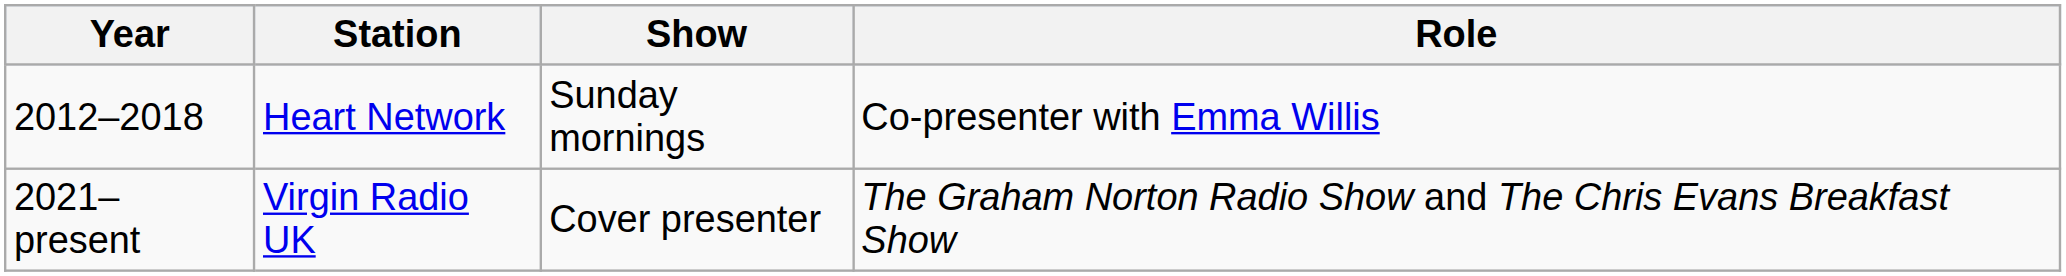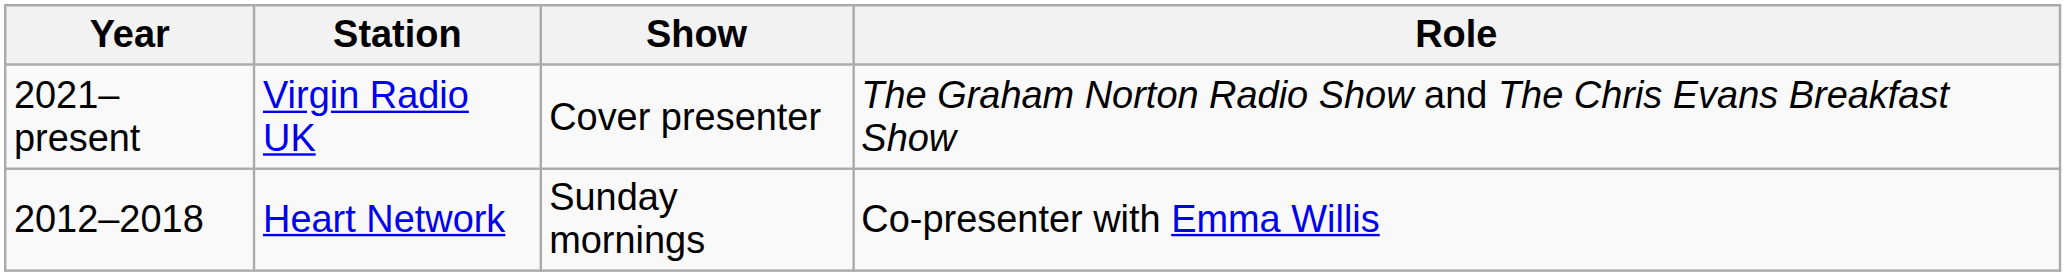rows swapped: (109, 116) <-> (77, 218)
